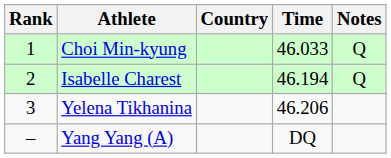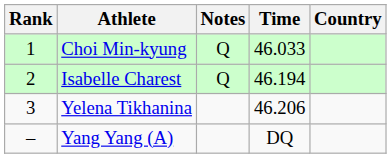columns swapped: (234, 19) <-> (359, 19)
